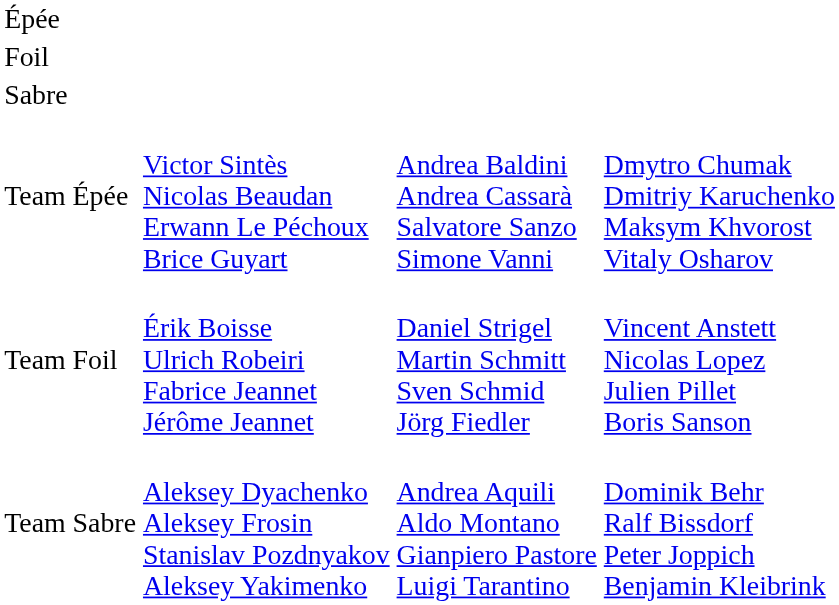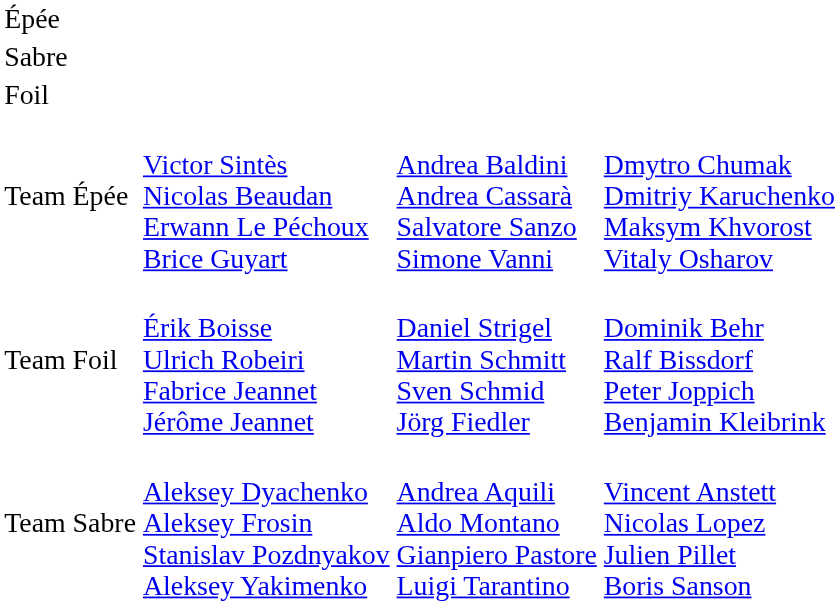rows swapped: (27, 56) <-> (36, 95)
(690, 375) Vincent Anstett Nicolas Lopez Julien Pillet Boris Sanson -> (715, 375) Dominik Behr Ralf Bissdorf Peter Joppich Benjamin Kleibrink
(715, 538) Dominik Behr Ralf Bissdorf Peter Joppich Benjamin Kleibrink -> (690, 538) Vincent Anstett Nicolas Lopez Julien Pillet Boris Sanson
